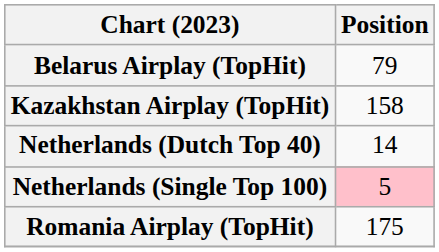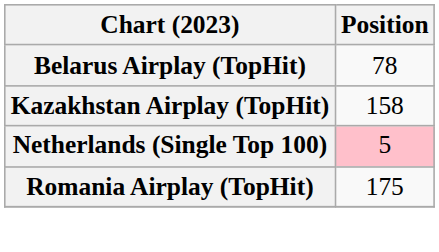(385, 65) 79 -> (385, 65) 78
- row: (170, 145)
